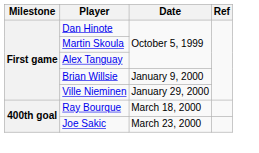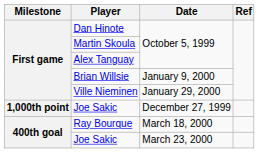+ row: (95, 108)
